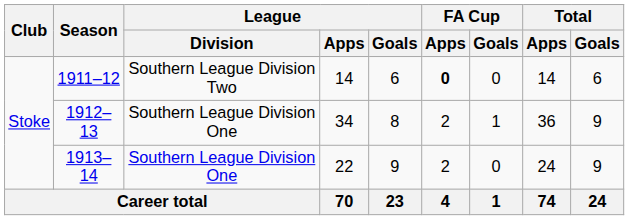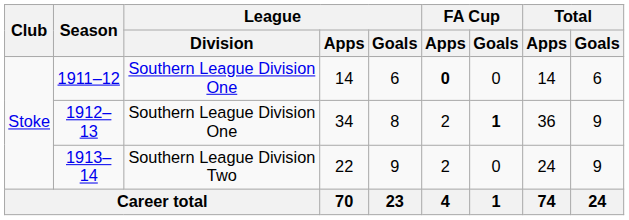(222, 78) Southern League Division Two -> (222, 78) Southern League Division One
(496, 122) normal -> (496, 122) bold
(222, 166) Southern League Division One -> (222, 166) Southern League Division Two
